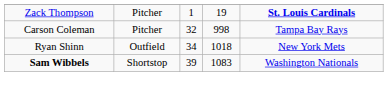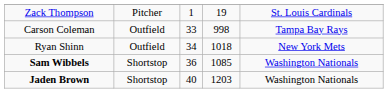(312, 12) bold -> (312, 12) normal
(147, 29) Pitcher -> (147, 29) Outfield
(191, 29) 32 -> (191, 29) 33
(191, 63) 39 -> (191, 63) 36
(221, 63) 1083 -> (221, 63) 1085
+ row: (59, 79)
